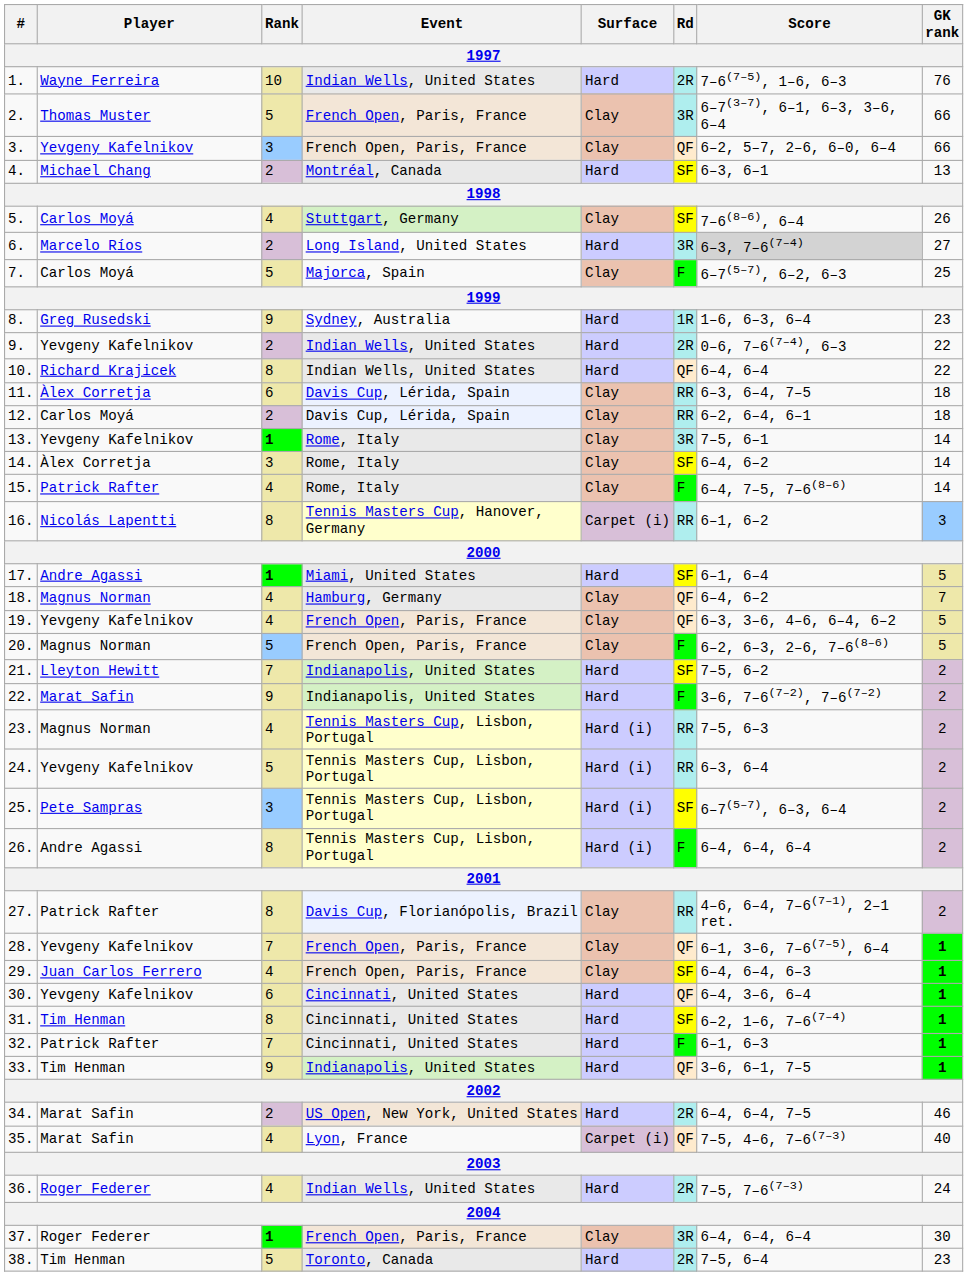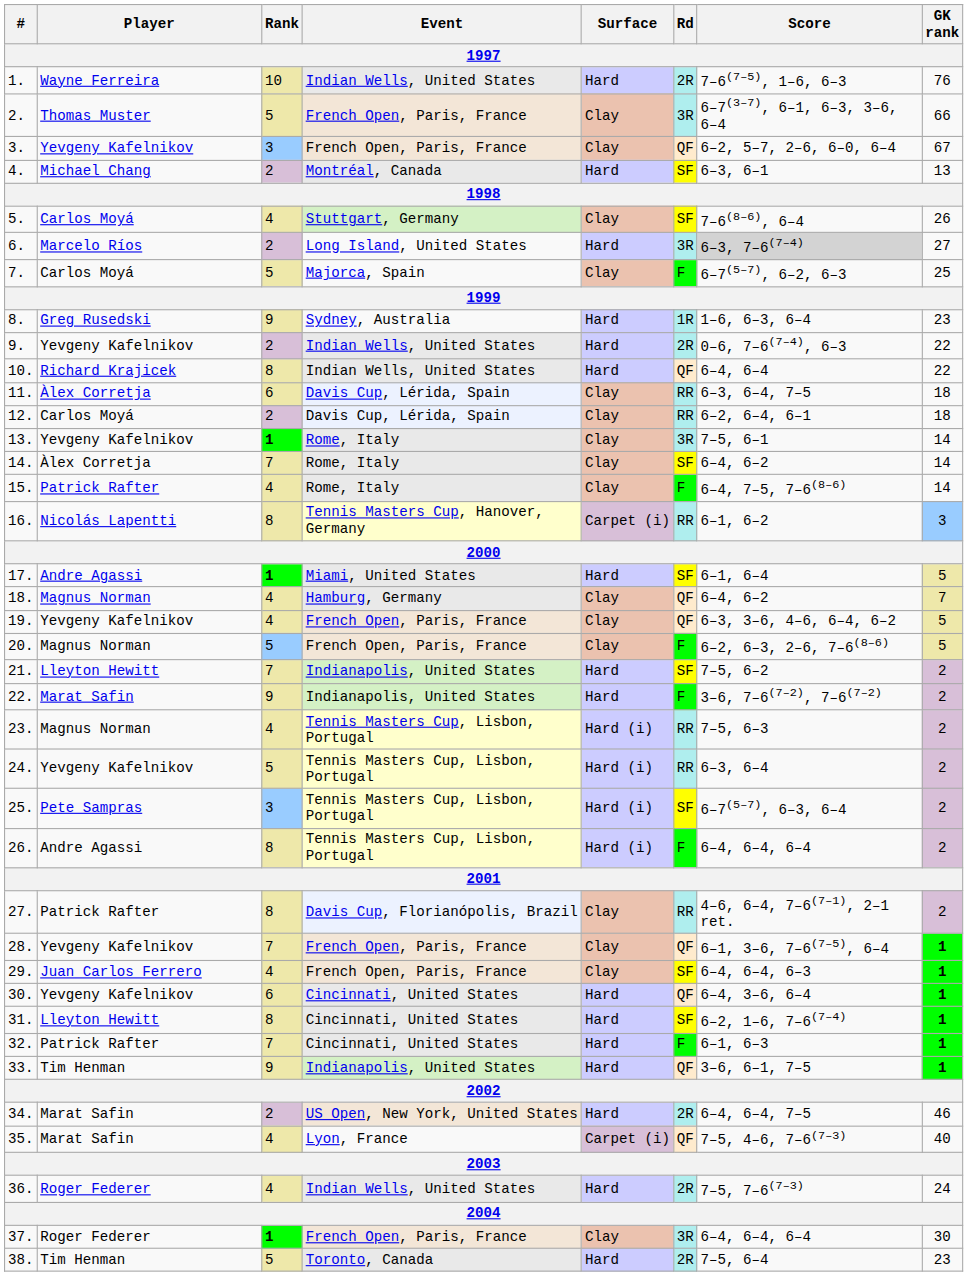(942, 148) 66 -> (942, 148) 67
(269, 463) 3 -> (269, 463) 7
(83, 1020) Tim Henman -> (100, 1020) Lleyton Hewitt
